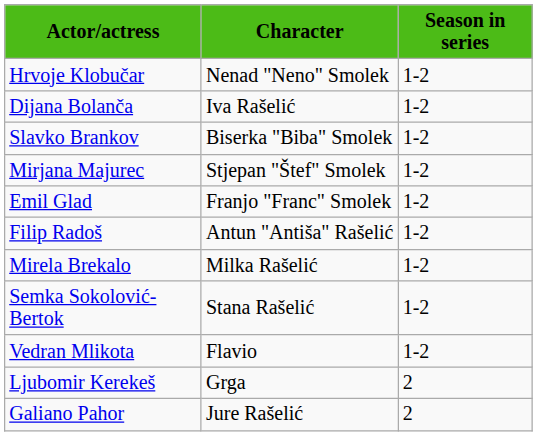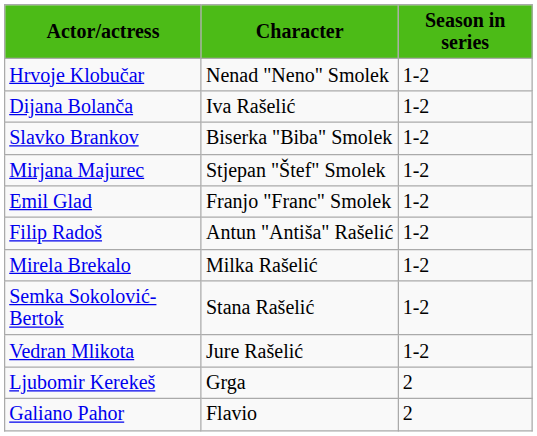(232, 350) Flavio -> (255, 350) Jure Rašelić
(255, 414) Jure Rašelić -> (232, 414) Flavio
